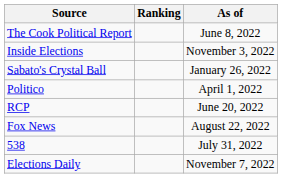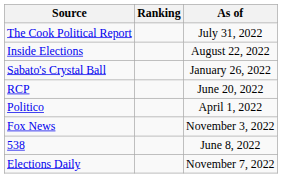(230, 32) June 8, 2022 -> (230, 32) July 31, 2022
(230, 51) November 3, 2022 -> (230, 51) August 22, 2022
rows swapped: (26, 88) <-> (18, 107)
(230, 126) August 22, 2022 -> (230, 126) November 3, 2022
(230, 145) July 31, 2022 -> (230, 145) June 8, 2022
